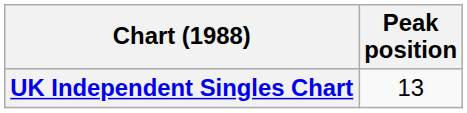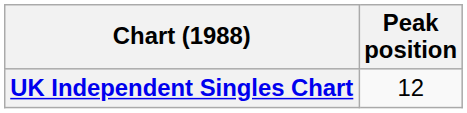(411, 88) 13 -> (411, 88) 12
